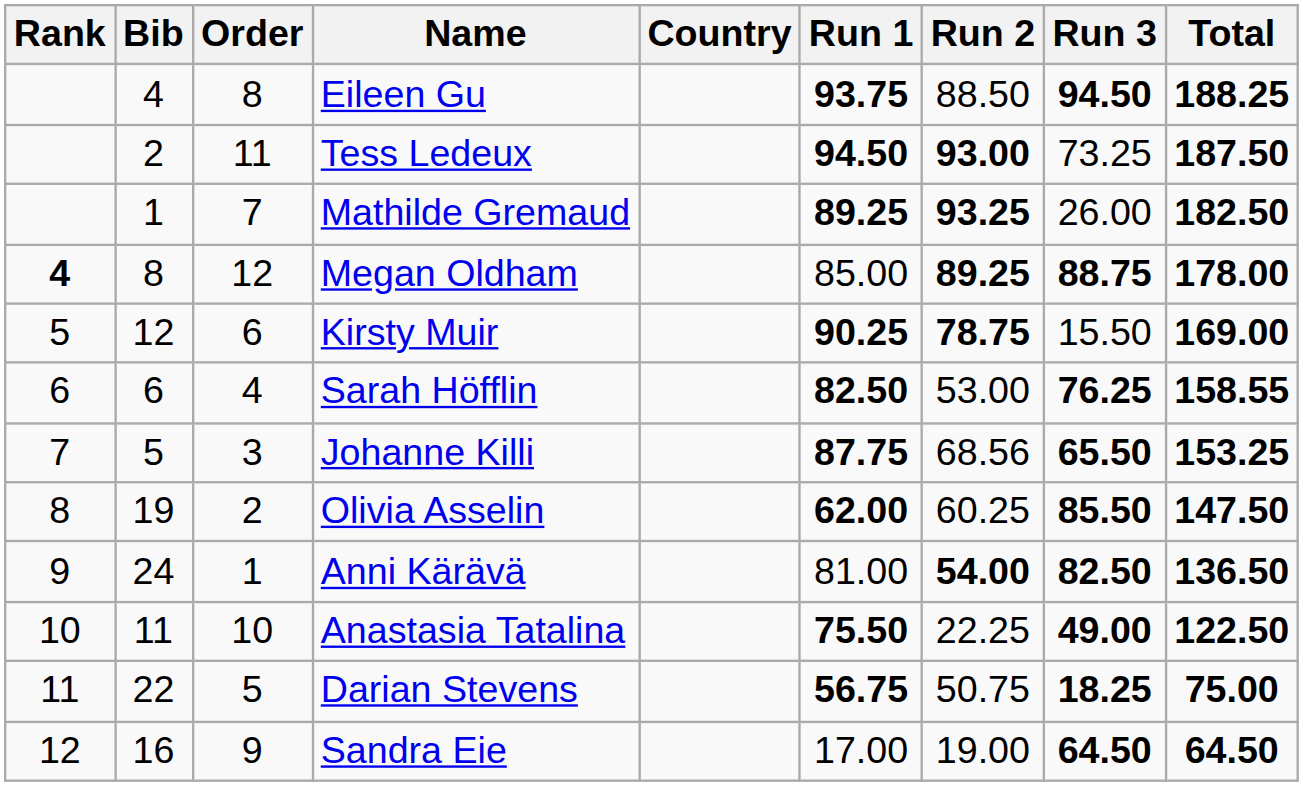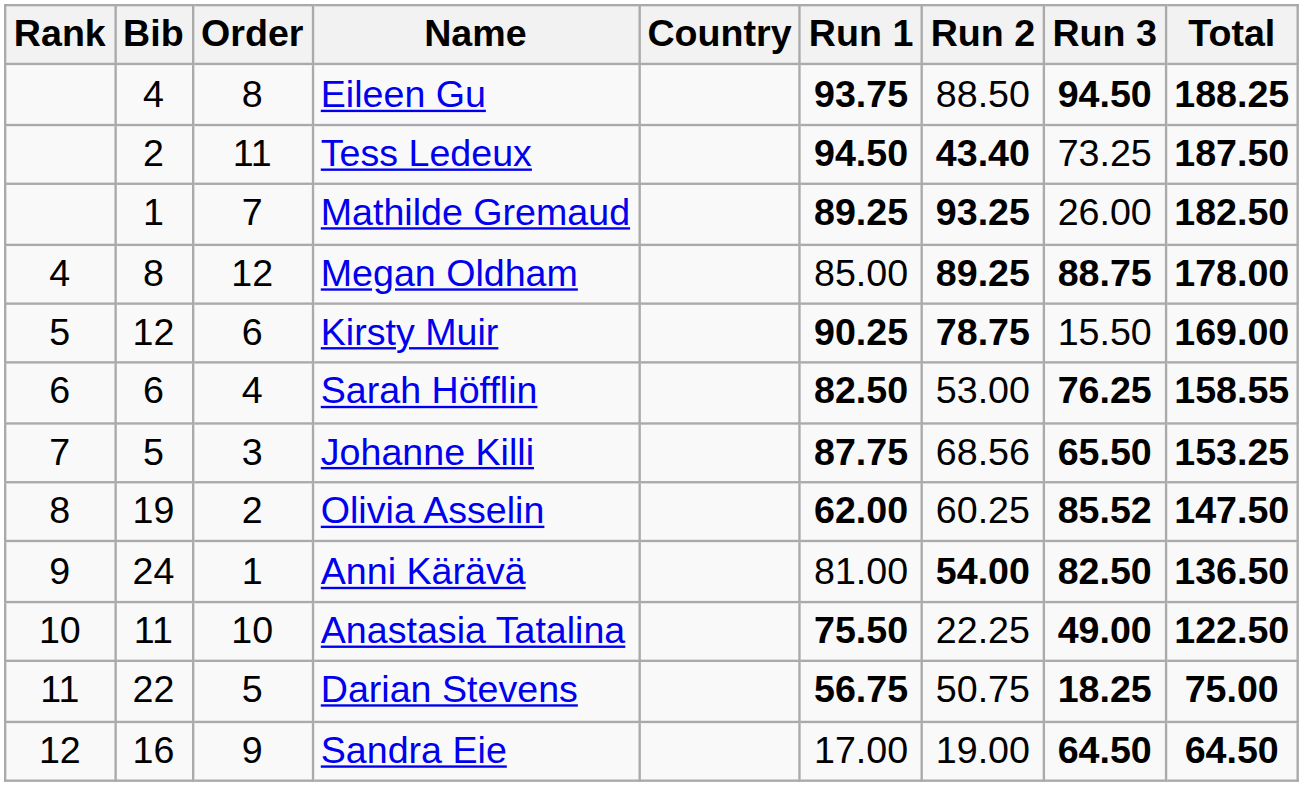(983, 153) 93.00 -> (983, 153) 43.40
(60, 272) bold -> (60, 272) normal
(1105, 511) 85.50 -> (1105, 511) 85.52
